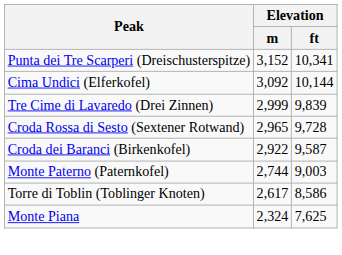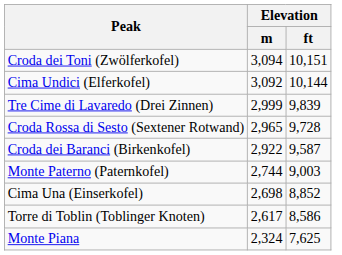- row: (129, 60)
+ row: (93, 60)
+ row: (75, 194)
